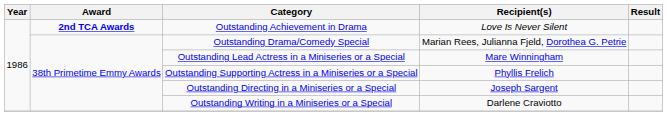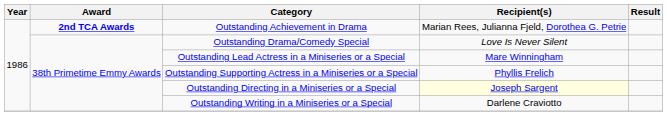(524, 27) Love Is Never Silent -> (524, 27) Marian Rees, Julianna Fjeld, Dorothea G. Petrie
(524, 42) Marian Rees, Julianna Fjeld, Dorothea G. Petrie -> (524, 42) Love Is Never Silent
(524, 88) no background -> (524, 88) lightyellow background
